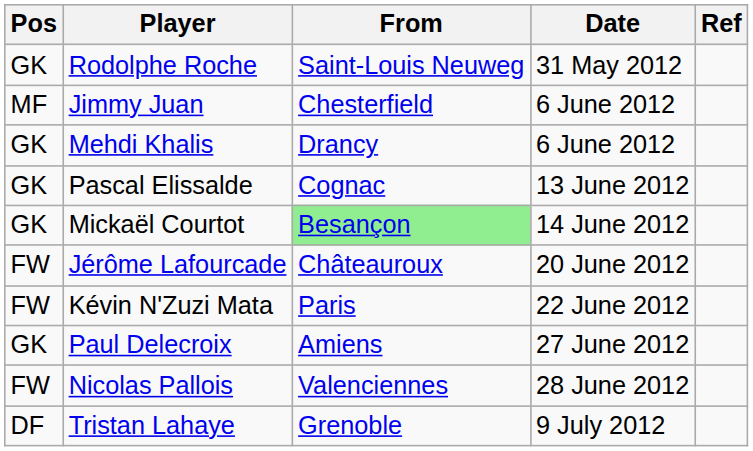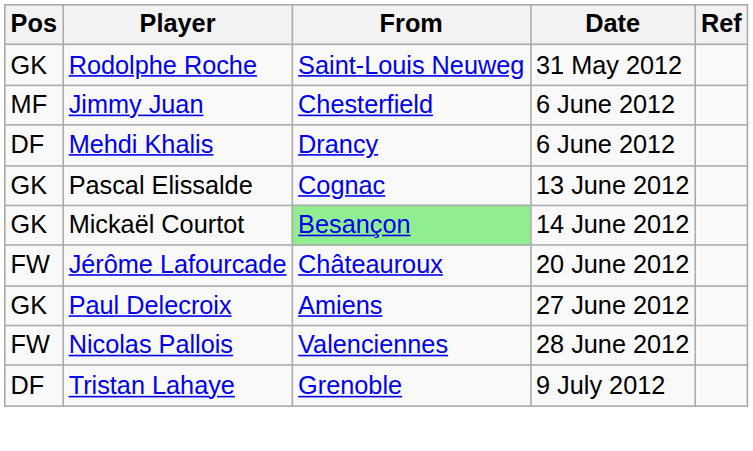(29, 144) GK -> (27, 144) DF
- row: (171, 305)
